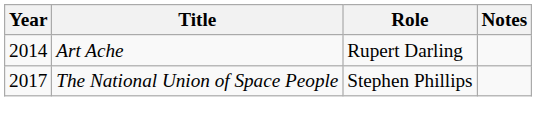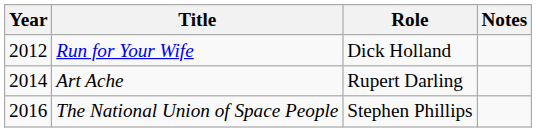+ row: (125, 50)
(28, 80) 2017 -> (28, 111) 2016
